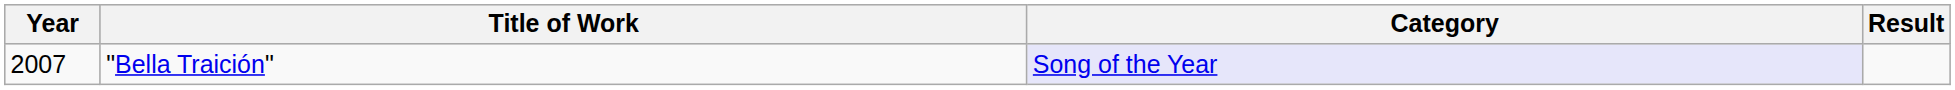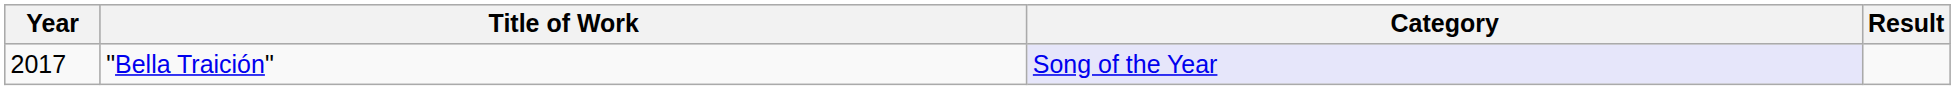(38, 63) 2007 -> (38, 63) 2017
